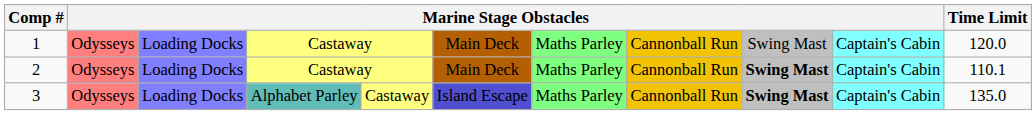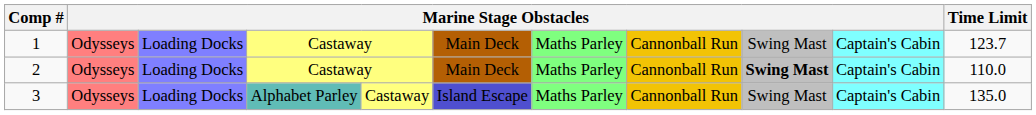(988, 43) 120.0 -> (988, 43) 123.7
(988, 69) 110.1 -> (988, 69) 110.0
(787, 95) bold -> (787, 95) normal
